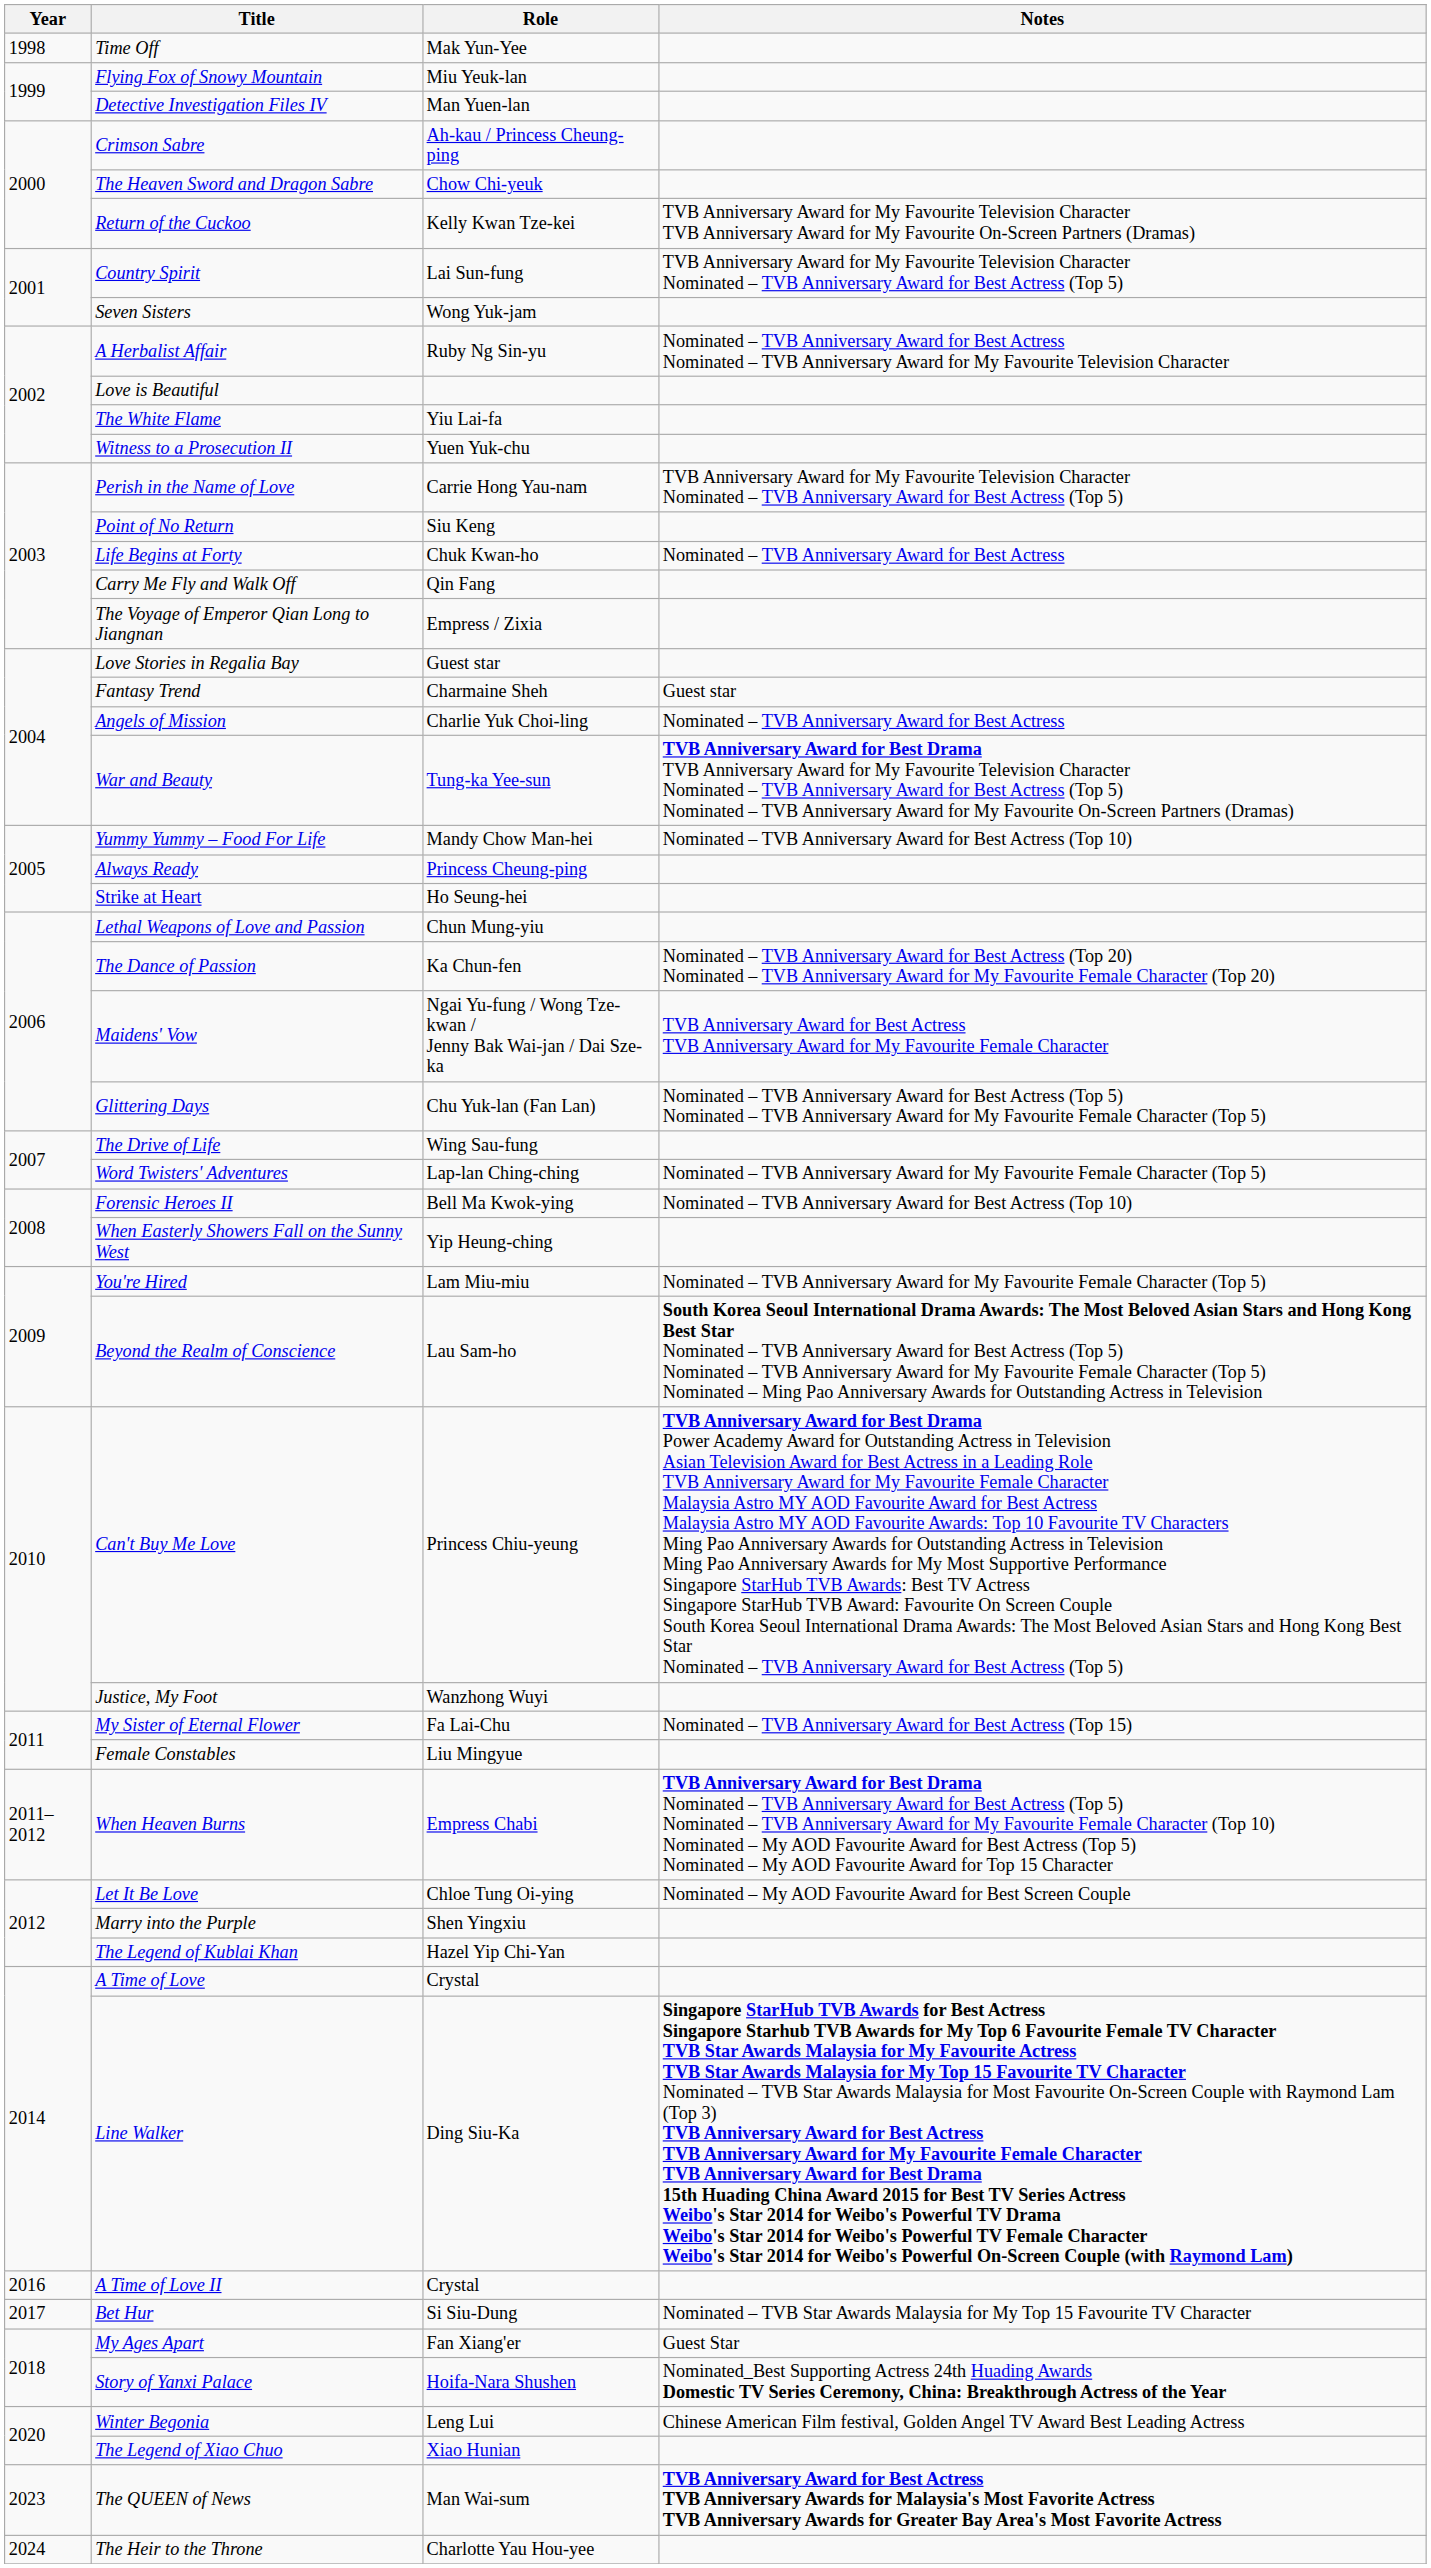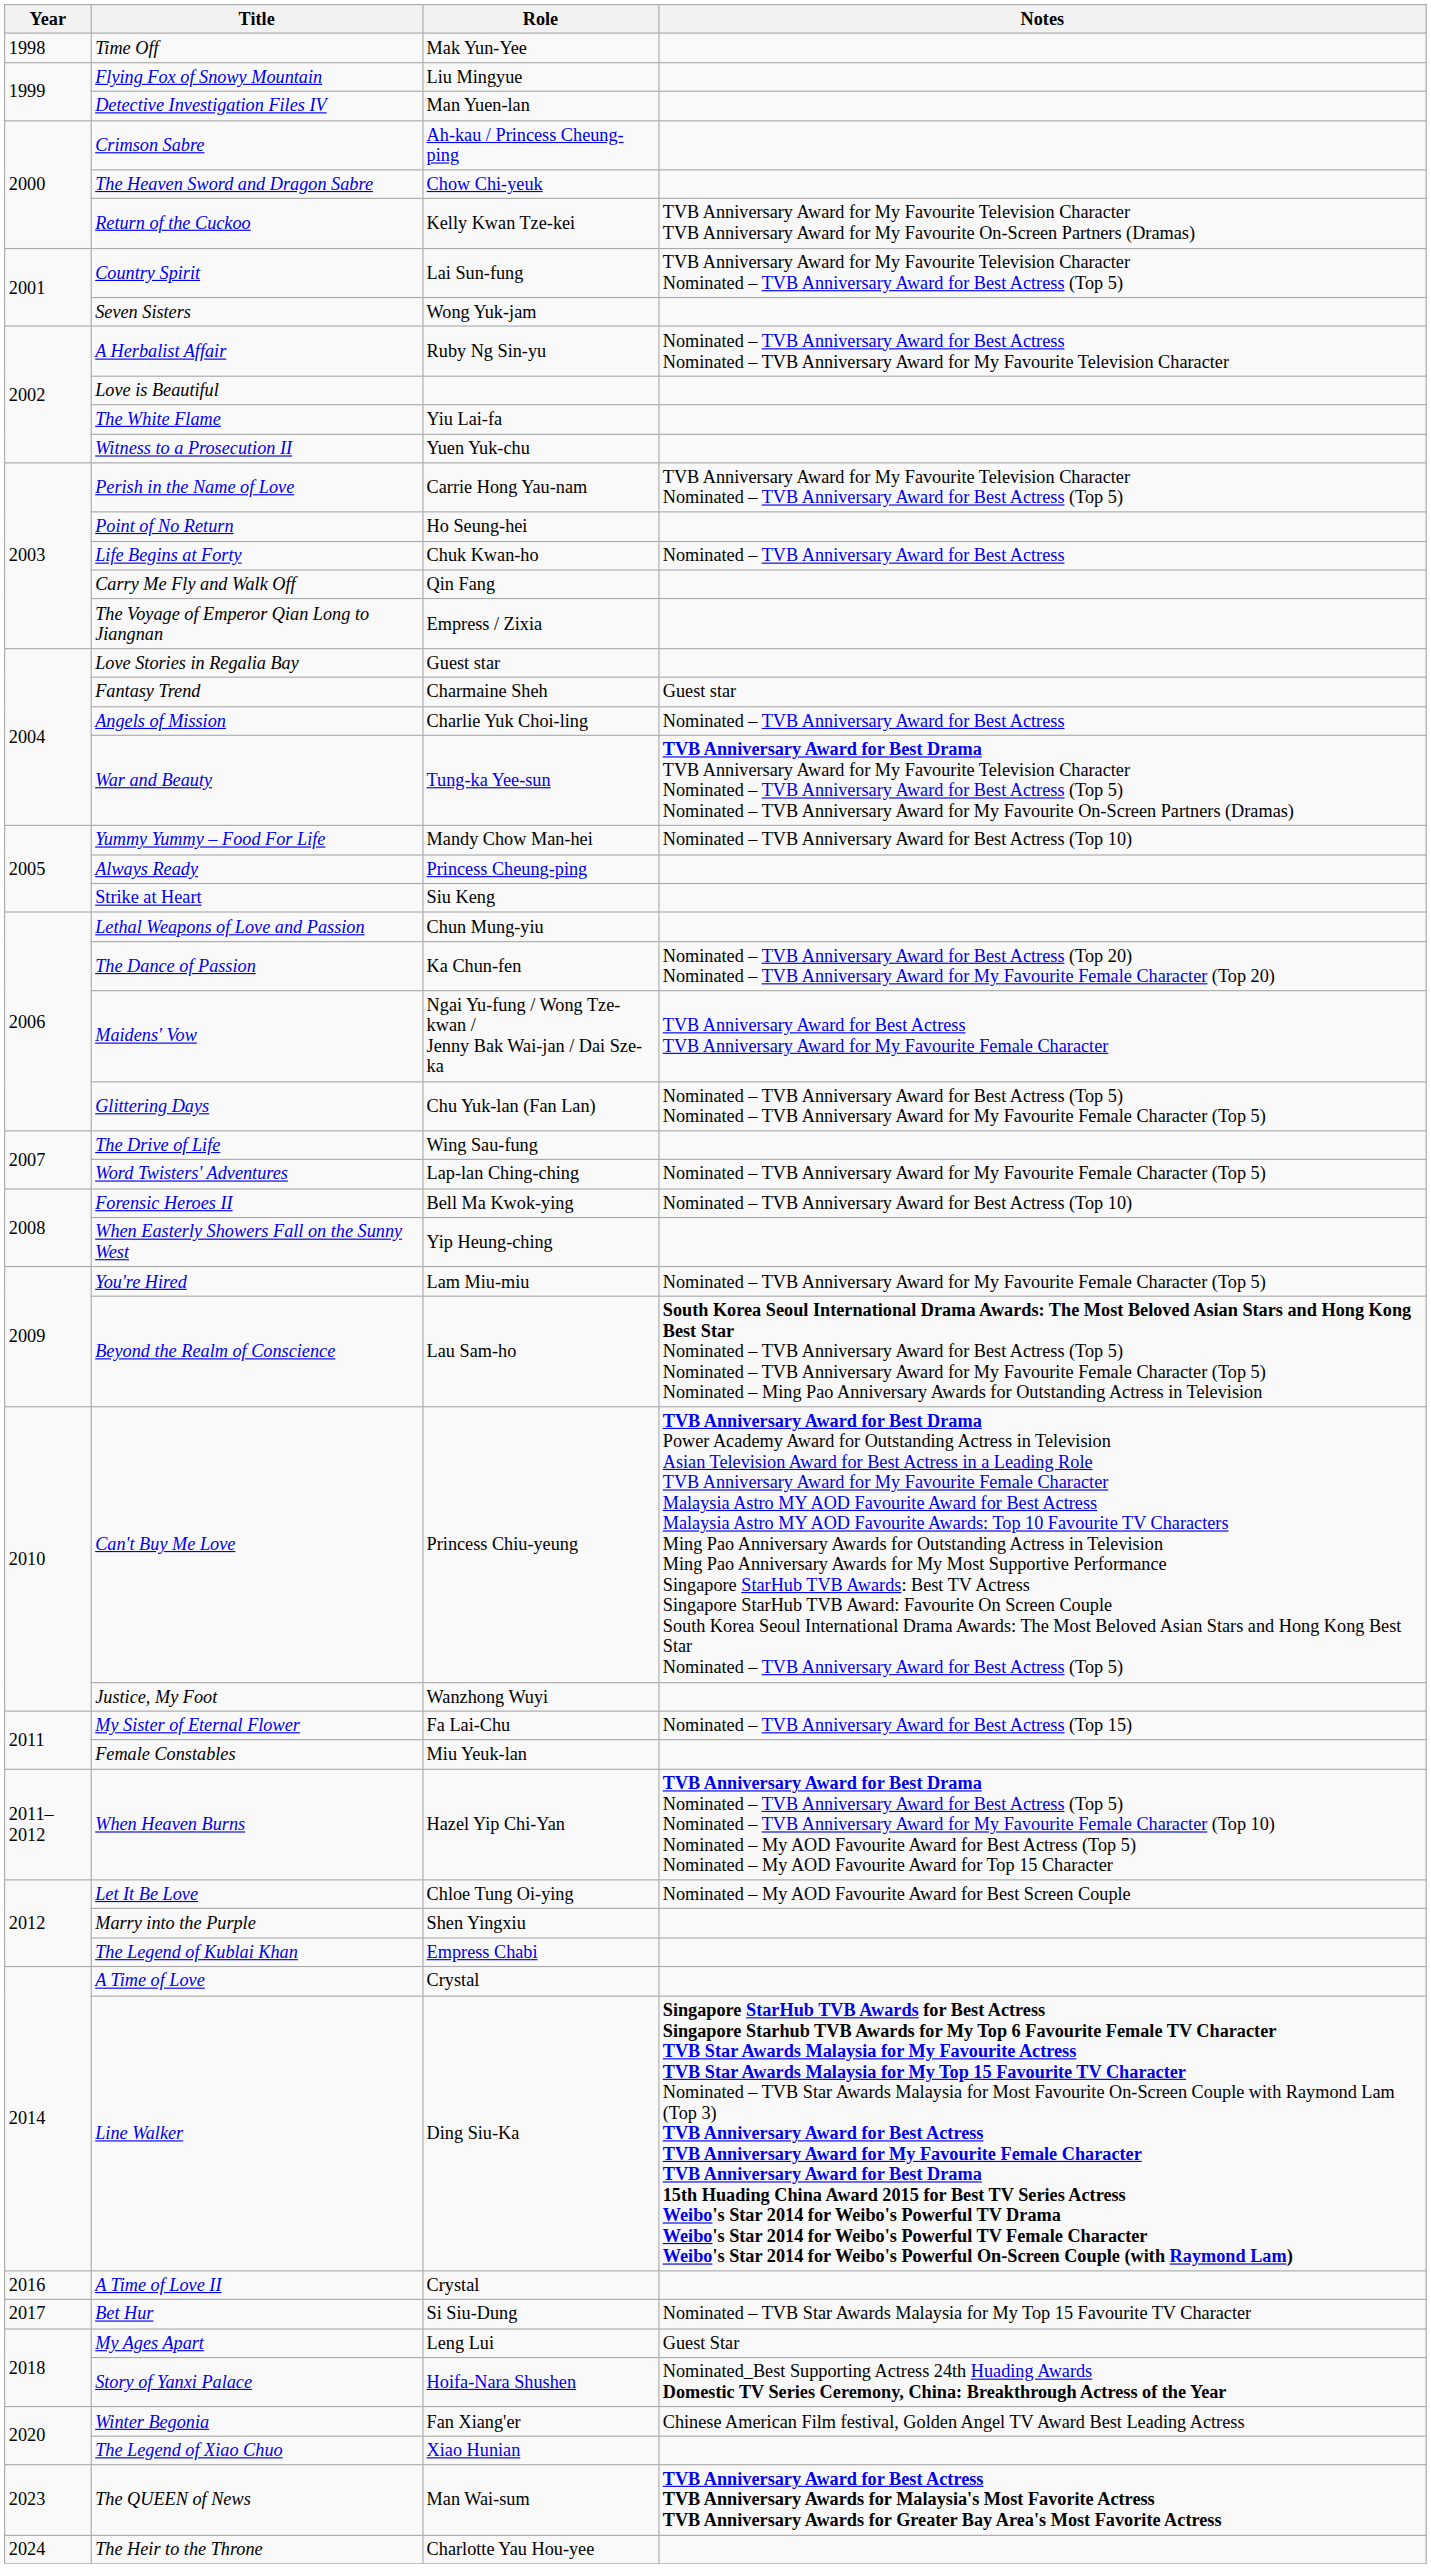(477, 76) Miu Yeuk-lan -> (474, 76) Liu Mingyue
(461, 526) Siu Keng -> (477, 526) Ho Seung-hei
(477, 897) Ho Seung-hei -> (461, 897) Siu Keng
(474, 1754) Liu Mingyue -> (477, 1754) Miu Yeuk-lan
(482, 1824) Empress Chabi -> (496, 1824) Hazel Yip Chi-Yan
(496, 1952) Hazel Yip Chi-Yan -> (482, 1952) Empress Chabi
(474, 2342) Fan Xiang'er -> (460, 2342) Leng Lui
(460, 2421) Leng Lui -> (474, 2421) Fan Xiang'er
